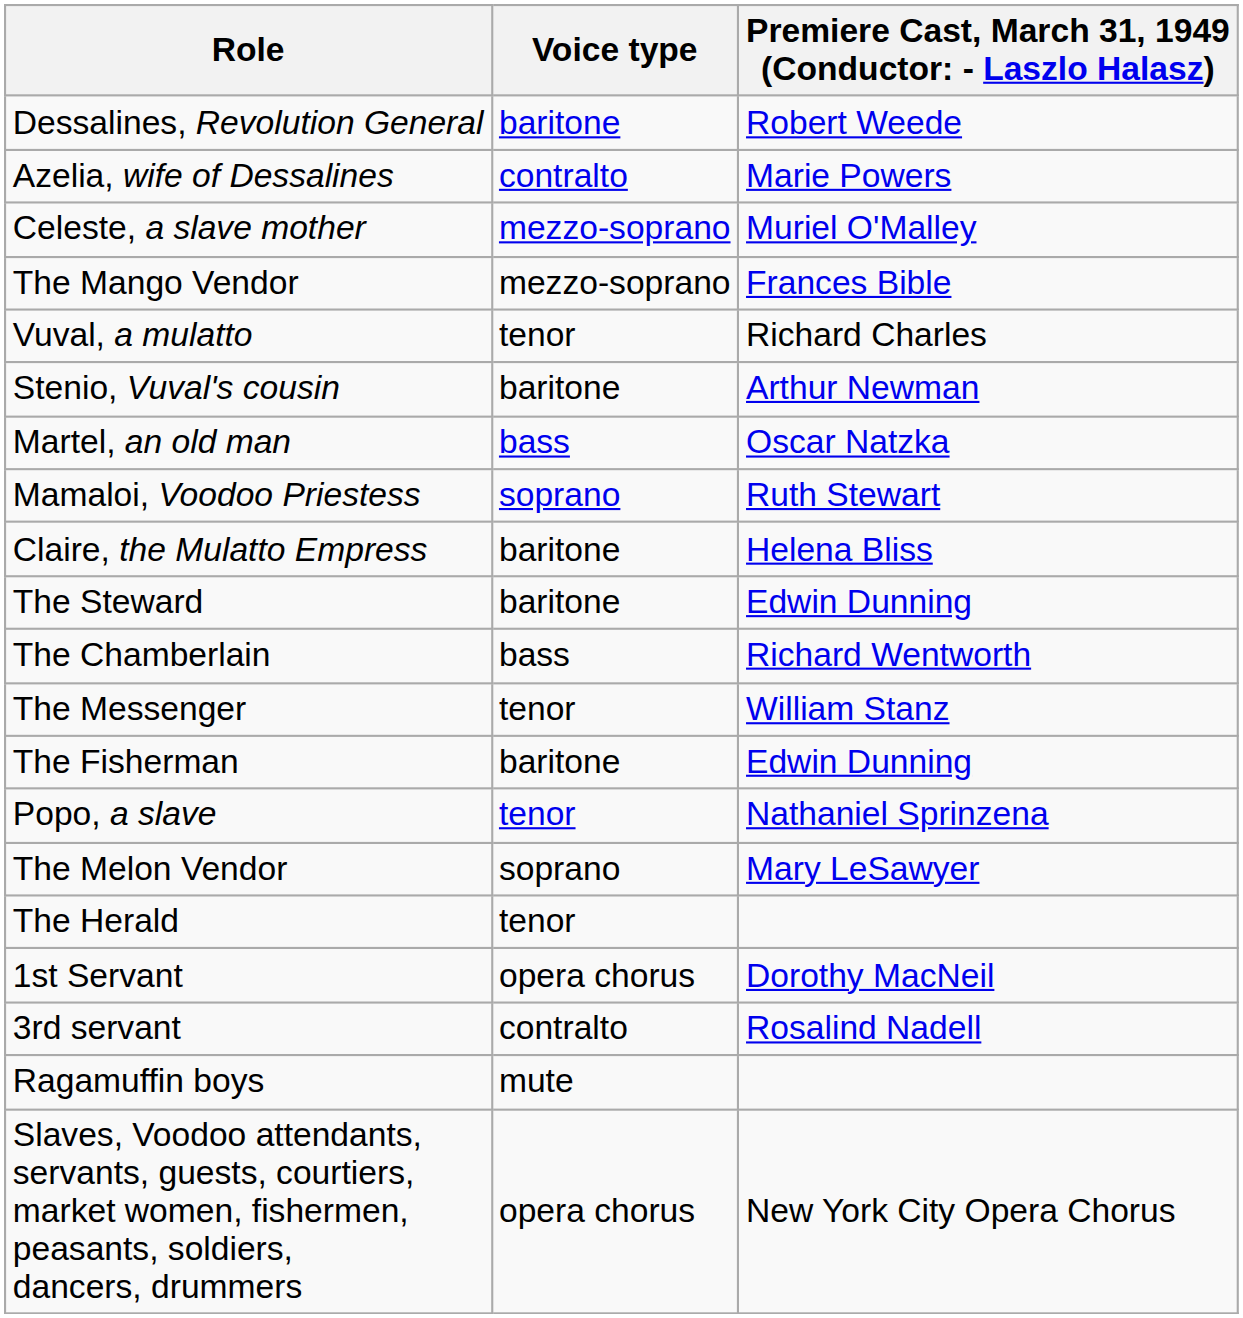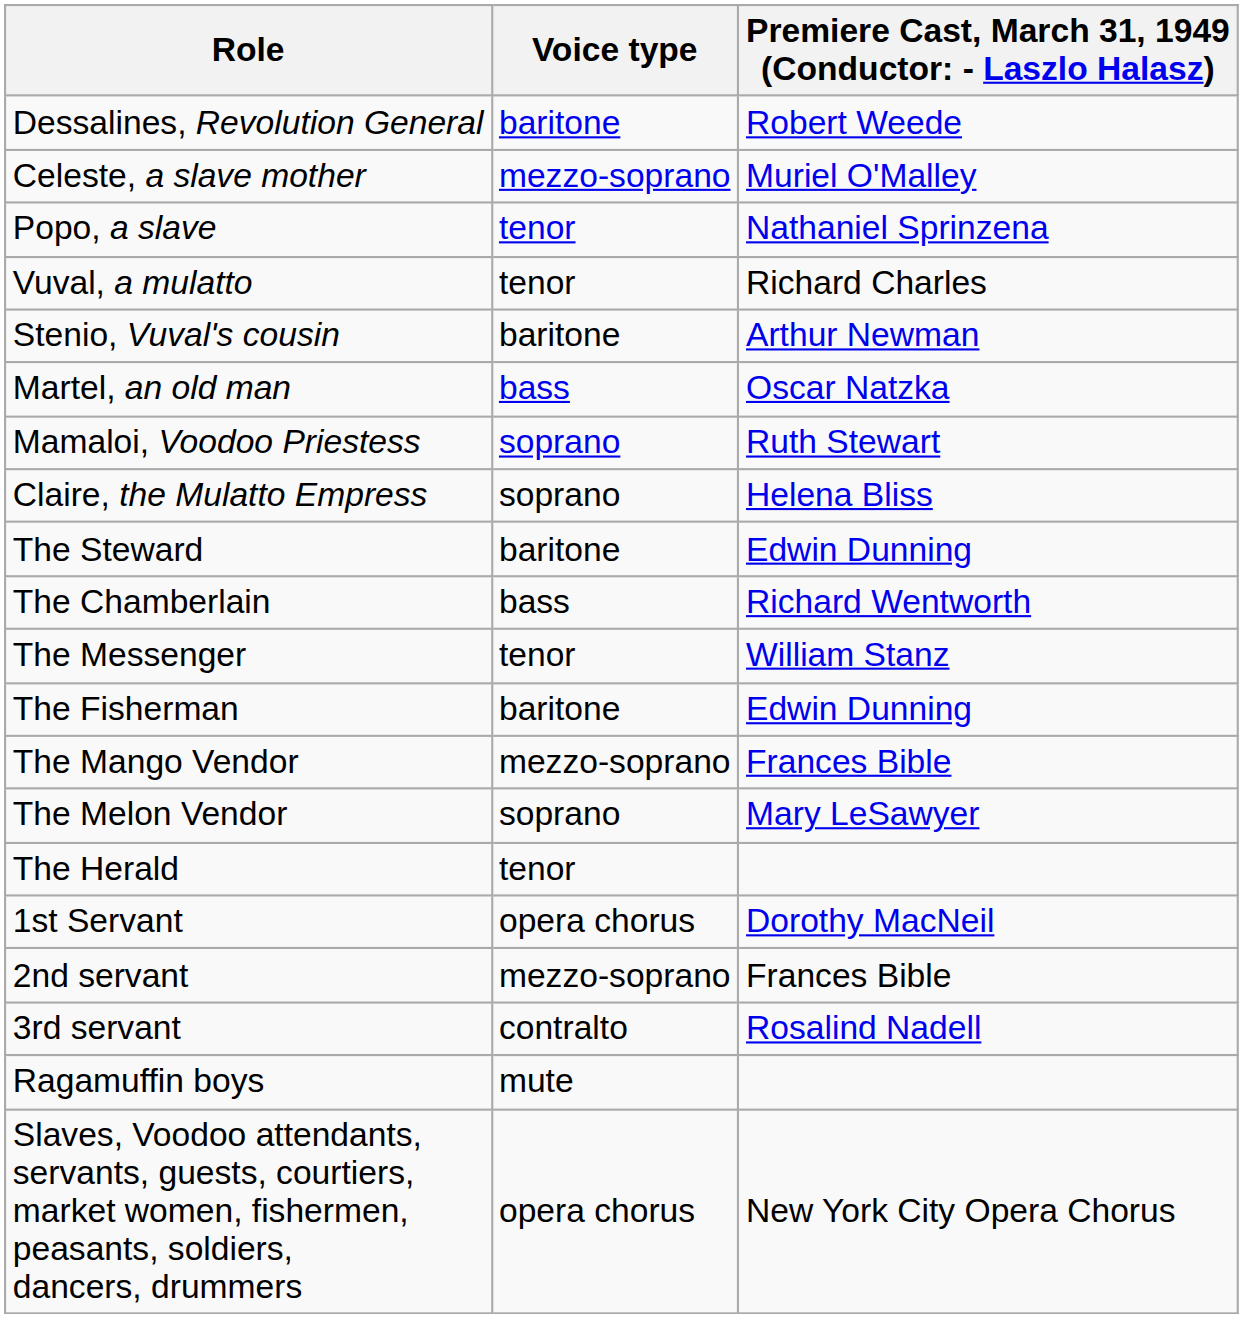- row: (203, 175)
rows swapped: (115, 814) <-> (156, 282)
(560, 548) baritone -> (560, 495) soprano
+ row: (101, 974)
